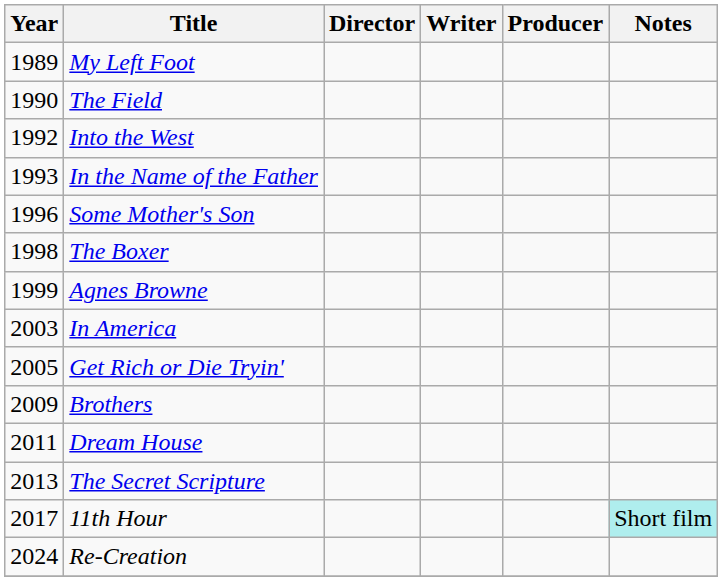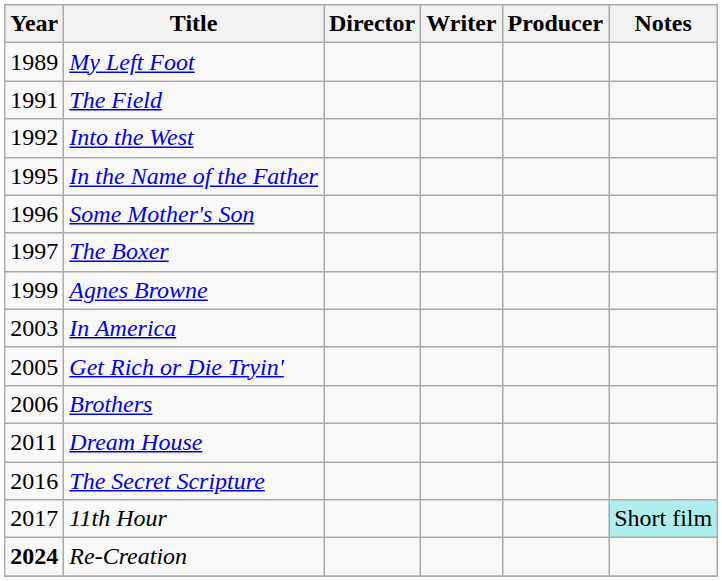(34, 99) 1990 -> (34, 99) 1991
(34, 175) 1993 -> (34, 175) 1995
(34, 251) 1998 -> (34, 251) 1997
(34, 404) 2009 -> (34, 404) 2006
(34, 480) 2013 -> (34, 480) 2016
(34, 556) normal -> (34, 556) bold
